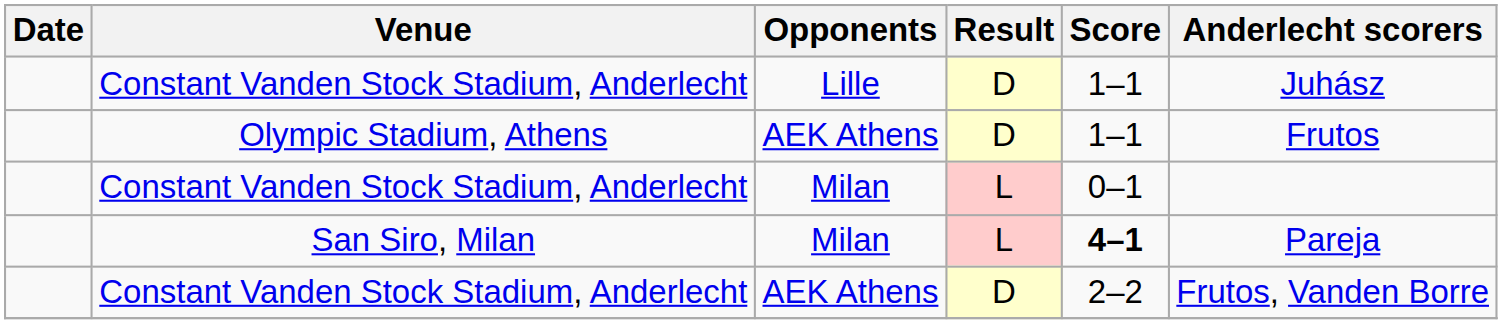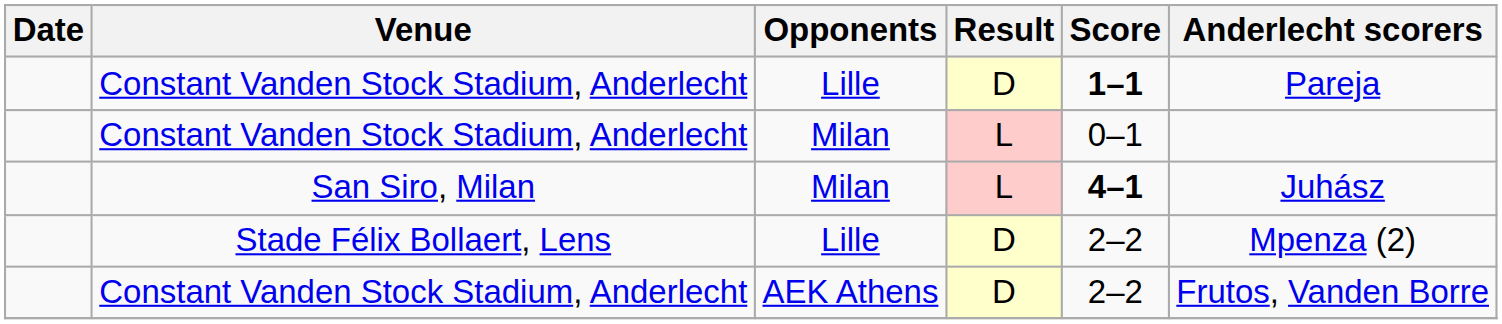(1115, 82) normal -> (1115, 82) bold
(1333, 82) Juhász -> (1333, 82) Pareja
- row: (423, 135)
(1333, 239) Pareja -> (1333, 187) Juhász
+ row: (423, 239)
